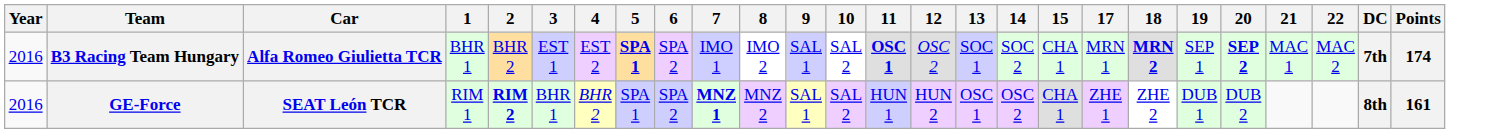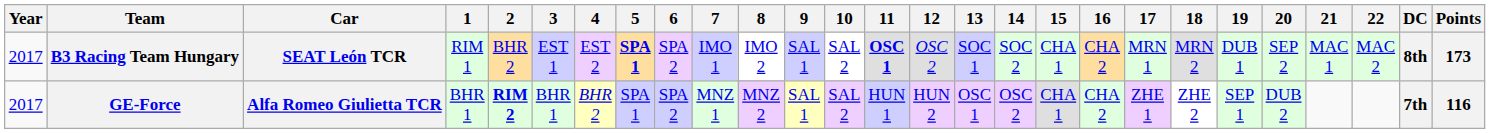+ column: (1102, 18)
(26, 56) 2016 -> (26, 56) 2017
(344, 56) Alfa Romeo Giulietta TCR -> (344, 56) SEAT León TCR
(467, 56) BHR 1 -> (467, 56) RIM 1
(1153, 56) bold -> (1194, 56) normal
(1199, 56) SEP 1 -> (1240, 56) DUB 1
(1243, 56) bold -> (1284, 56) normal
(1375, 56) 7th -> (1415, 56) 8th
(1418, 56) 174 -> (1458, 56) 173
(26, 104) 2016 -> (26, 104) 2017
(344, 104) SEAT León TCR -> (344, 104) Alfa Romeo Giulietta TCR
(467, 104) RIM 1 -> (467, 104) BHR 1
(716, 104) bold -> (715, 104) normal
(1199, 104) DUB 1 -> (1240, 104) SEP 1
(1375, 104) 8th -> (1415, 104) 7th
(1418, 104) 161 -> (1458, 104) 116
